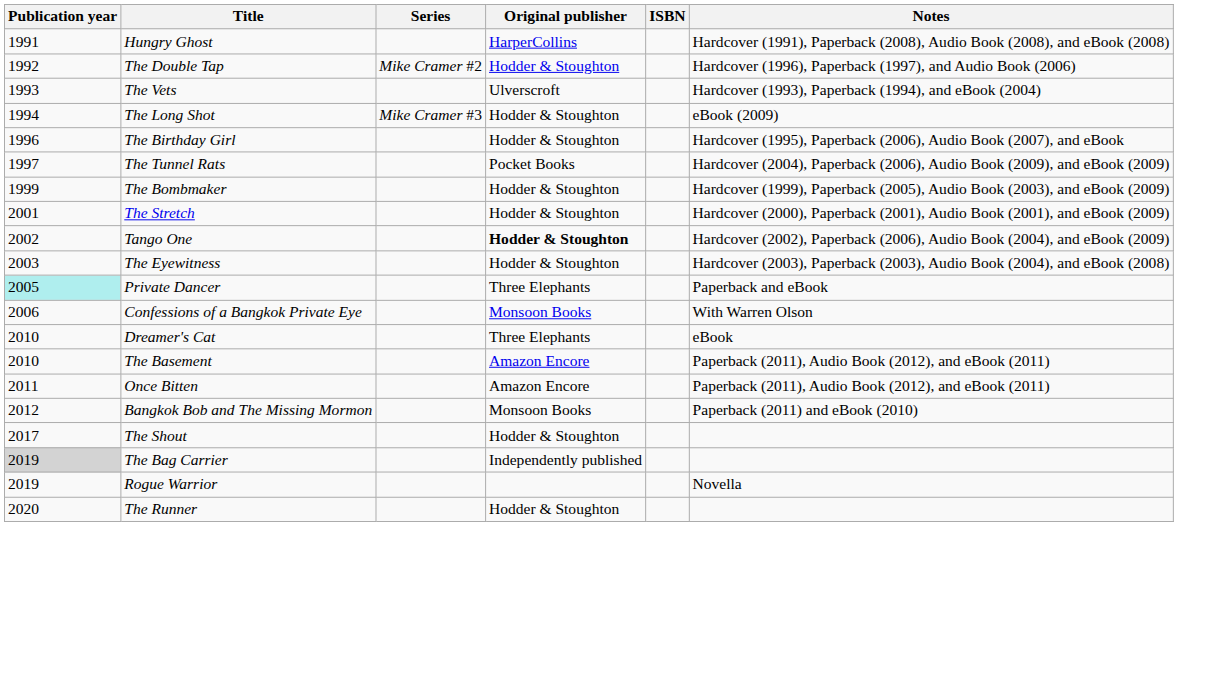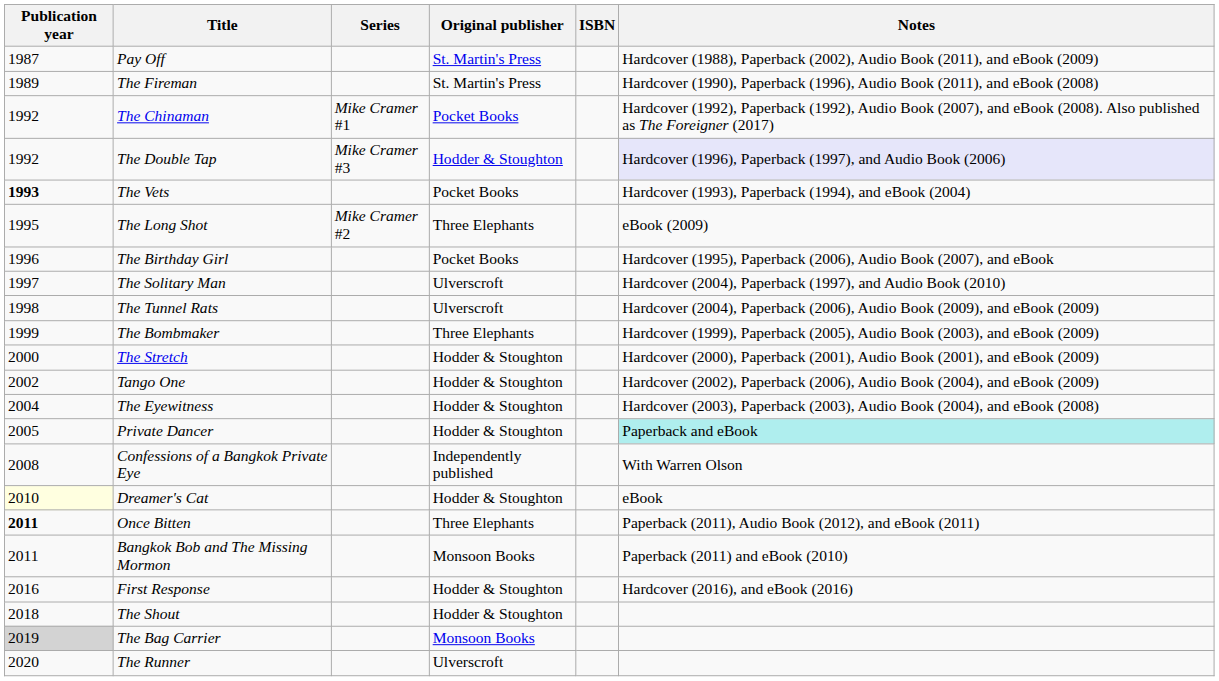+ row: (141, 58)
+ row: (157, 83)
- row: (168, 41)
+ row: (163, 116)
(431, 66) Mike Cramer #2 -> (376, 158) Mike Cramer #3
(884, 66) no background -> (814, 158) lavender background
(24, 90) normal -> (24, 192) bold
(524, 90) Ulverscroft -> (476, 192) Pocket Books
(24, 115) 1994 -> (24, 225) 1995
(431, 115) Mike Cramer #3 -> (376, 225) Mike Cramer #2
(554, 115) Hodder & Stoughton -> (483, 225) Three Elephants
(554, 139) Hodder & Stoughton -> (476, 258) Pocket Books
+ row: (171, 283)
(24, 164) 1997 -> (24, 308) 1998
(532, 164) Pocket Books -> (468, 308) Ulverscroft
(554, 189) Hodder & Stoughton -> (483, 332) Three Elephants
(24, 213) 2001 -> (24, 357) 2000
(559, 238) bold -> (498, 382) normal
(24, 262) 2003 -> (24, 406) 2004
(24, 287) paleturquoise background -> (24, 431) no background
(540, 287) Three Elephants -> (498, 431) Hodder & Stoughton
(760, 287) no background -> (690, 431) paleturquoise background
(24, 312) 2006 -> (24, 464) 2008
(540, 312) Monsoon Books -> (477, 464) Independently published
(24, 336) no background -> (24, 497) lightyellow background
(540, 336) Three Elephants -> (498, 497) Hodder & Stoughton
- row: (168, 361)
(23, 386) normal -> (23, 522) bold
(539, 386) Amazon Encore -> (483, 522) Three Elephants
(24, 410) 2012 -> (23, 555) 2011
+ row: (163, 589)
(24, 435) 2017 -> (24, 613) 2018
(566, 459) Independently published -> (484, 638) Monsoon Books
- row: (171, 484)
(554, 509) Hodder & Stoughton -> (468, 663) Ulverscroft
